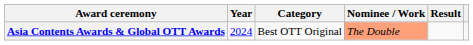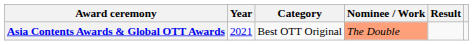(241, 31) 2024 -> (241, 31) 2021
